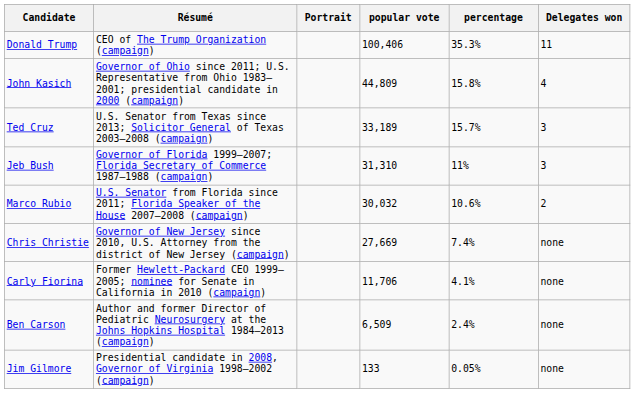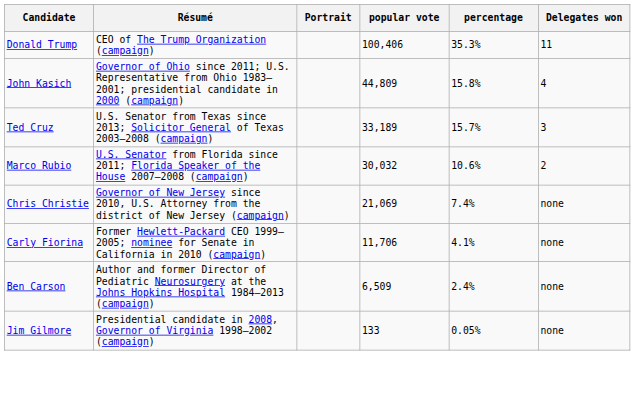- row: (30, 166)
(380, 243) 27,669 -> (380, 204) 21,069
